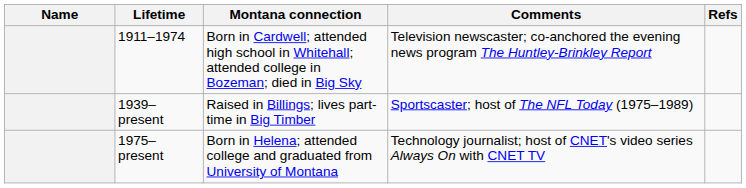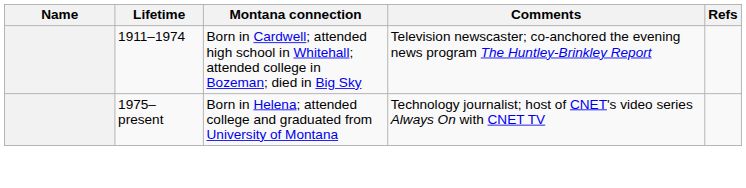- row: (141, 111)
